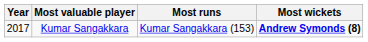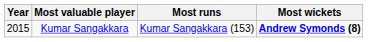(18, 28) 2017 -> (18, 28) 2015
